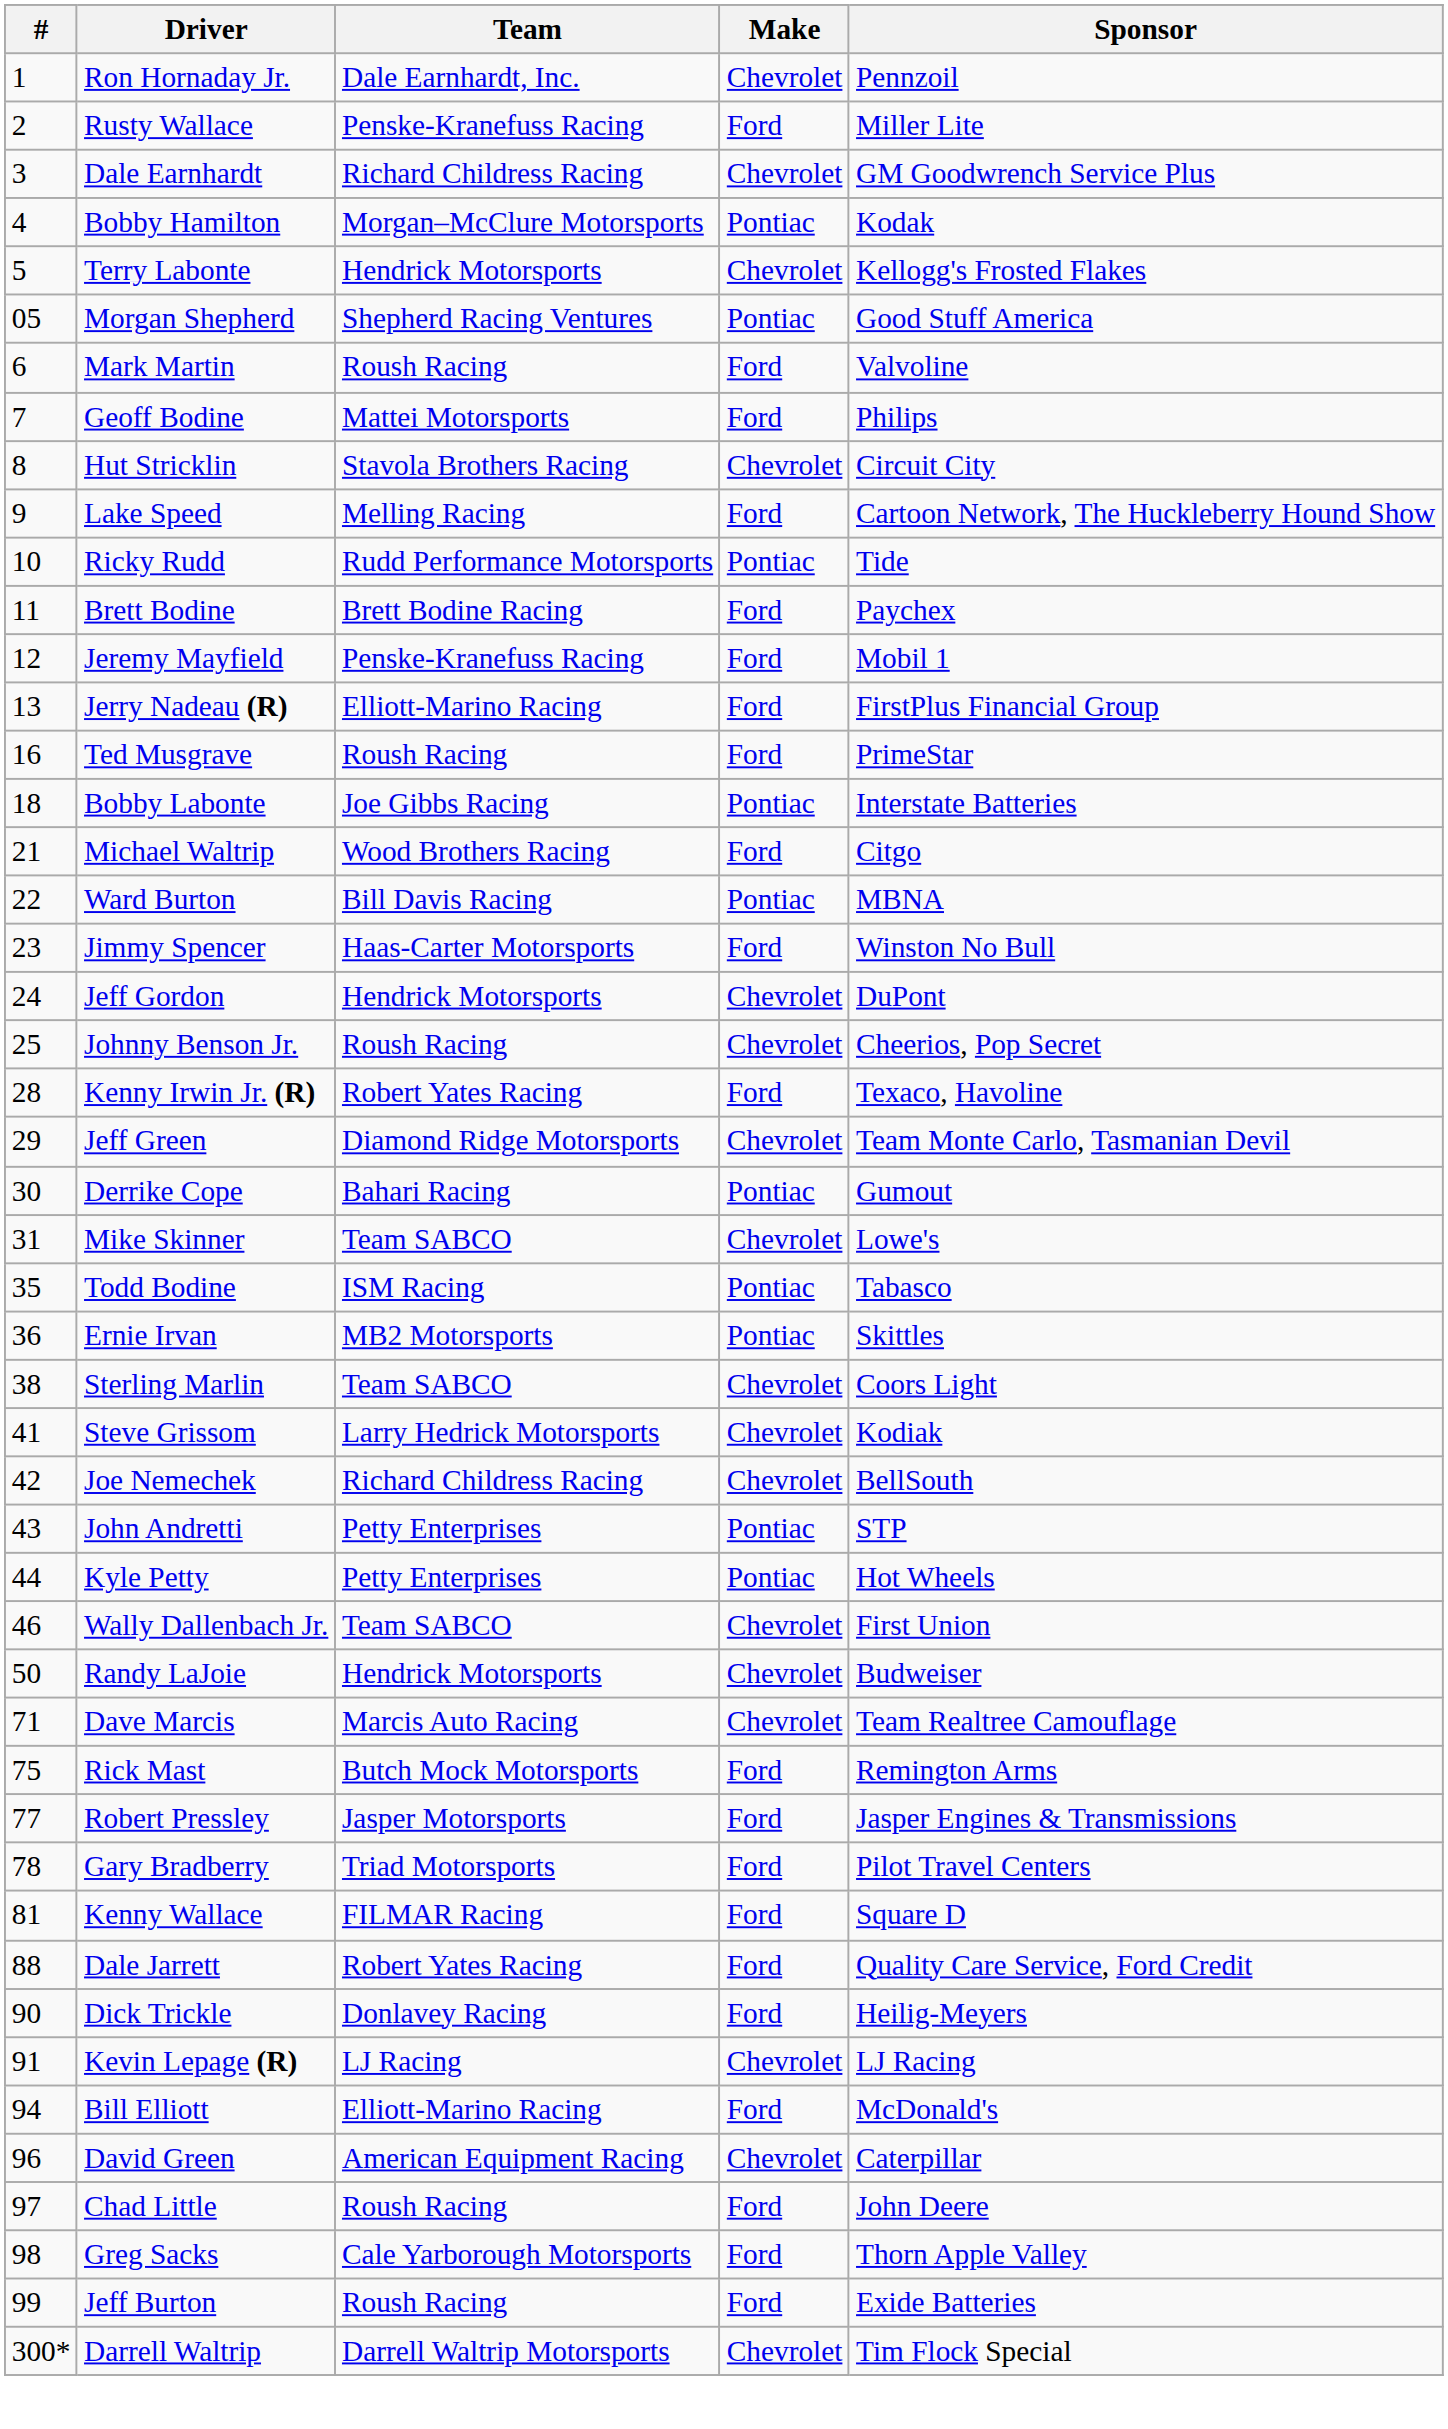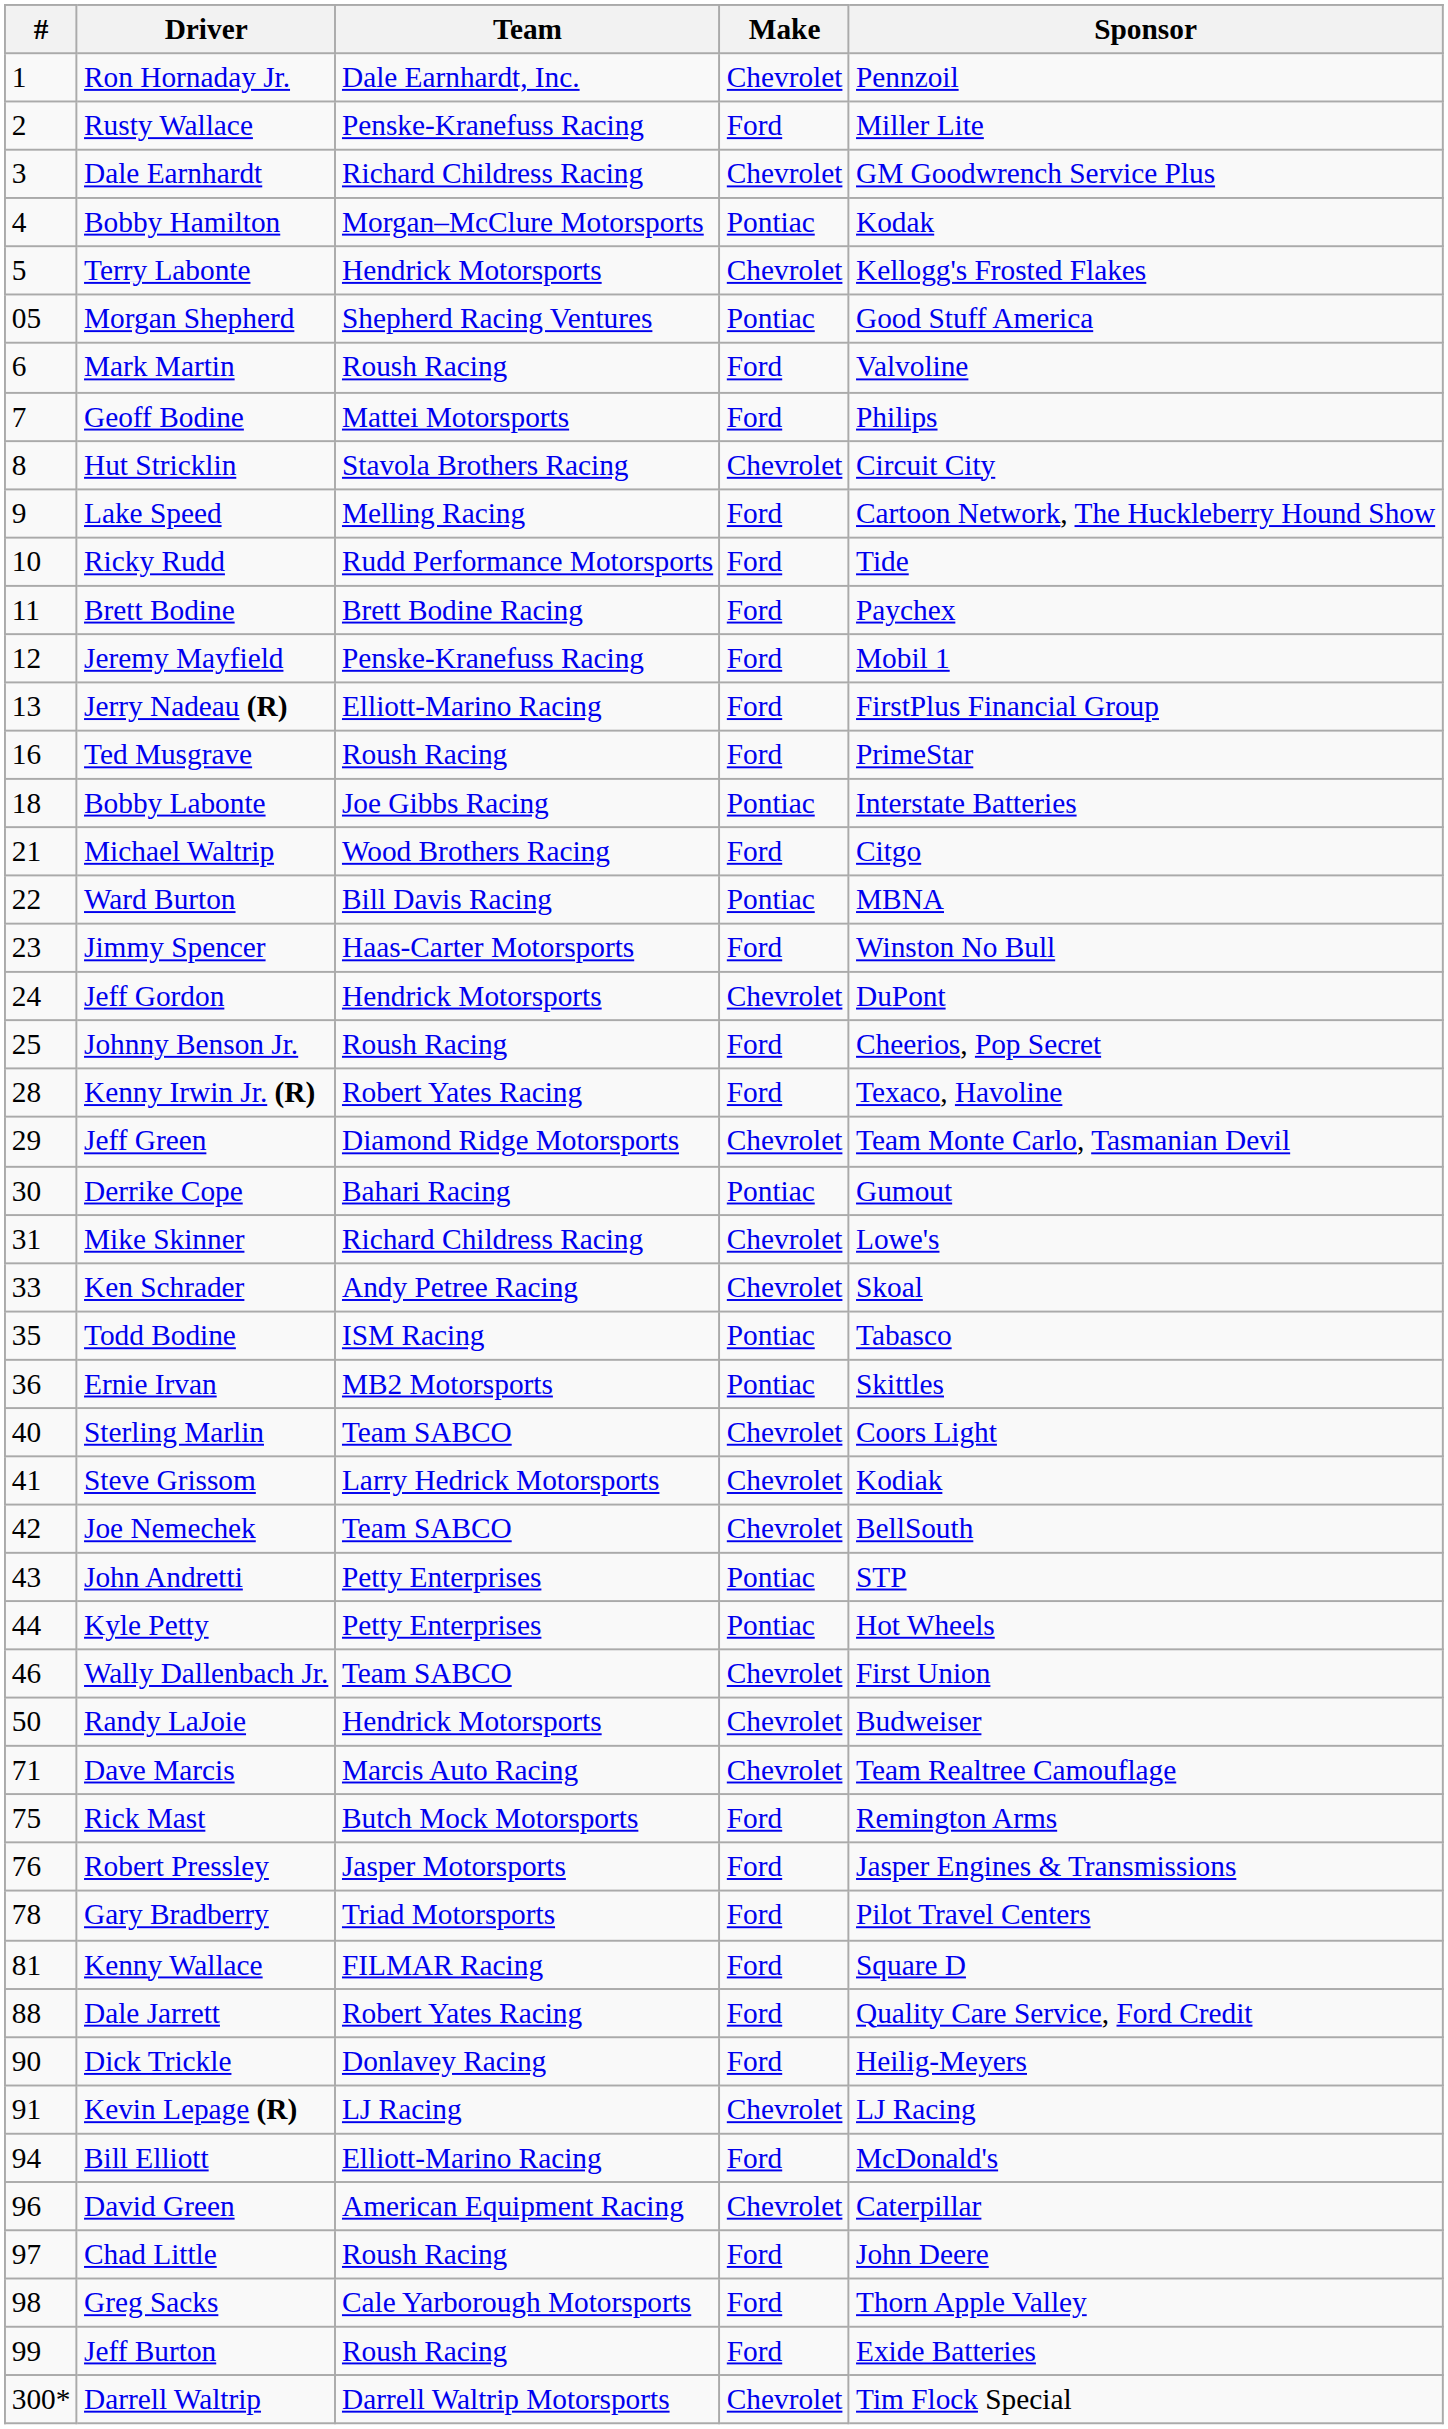(771, 560) Pontiac -> (755, 560) Ford
(785, 1044) Chevrolet -> (755, 1044) Ford
(427, 1238) Team SABCO -> (493, 1238) Richard Childress Racing
+ row: (164, 1286)
(26, 1383) 38 -> (26, 1431) 40
(493, 1479) Richard Childress Racing -> (427, 1528) Team SABCO
(26, 1818) 77 -> (26, 1866) 76
